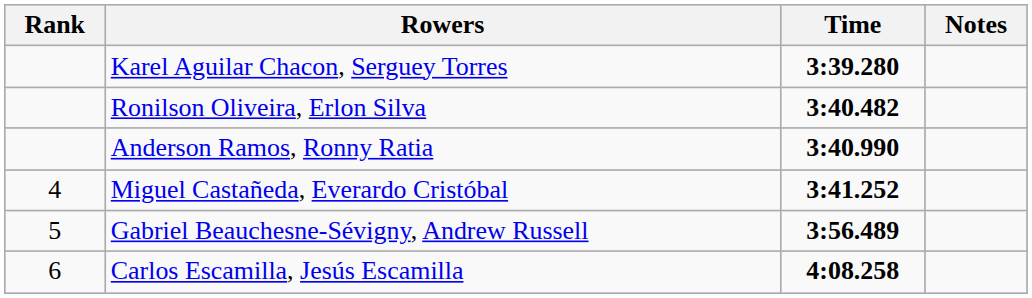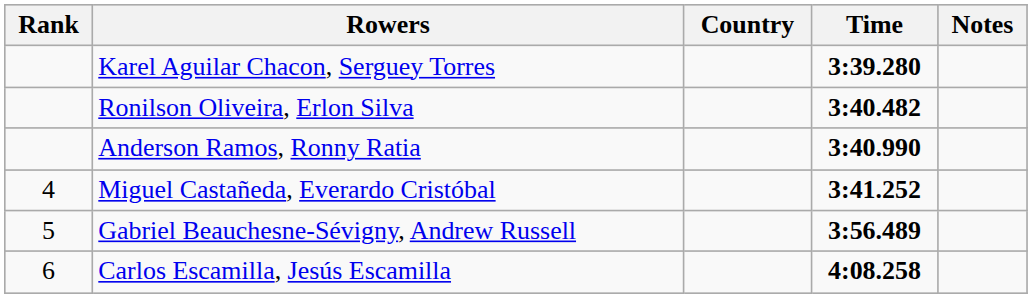+ column: (747, 25)
